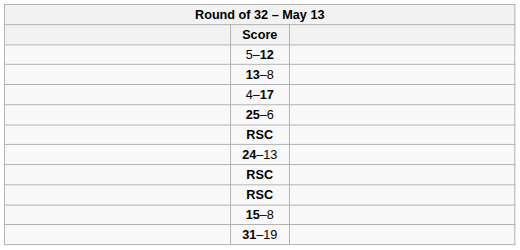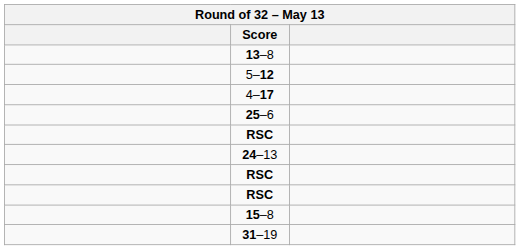rows swapped: (117, 55) <-> (117, 75)
